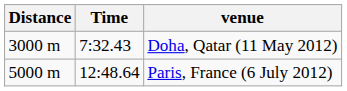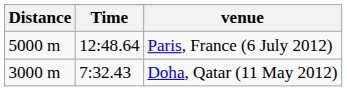rows swapped: (242, 45) <-> (240, 72)
